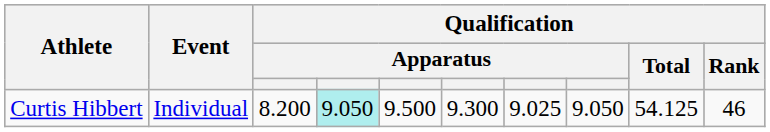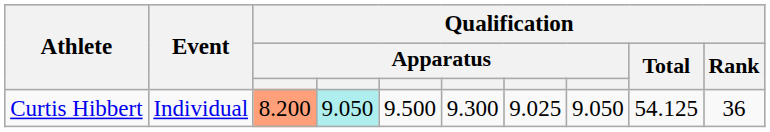(285, 108) no background -> (285, 108) lightsalmon background
(734, 108) 46 -> (734, 108) 36
